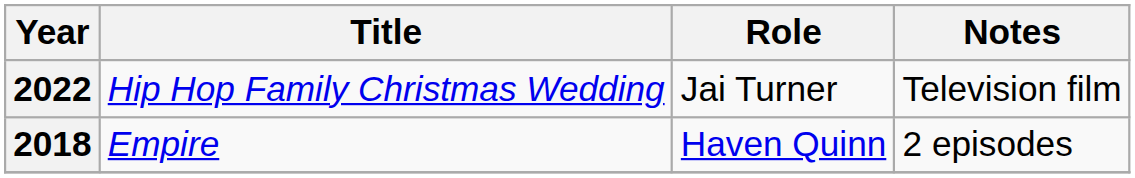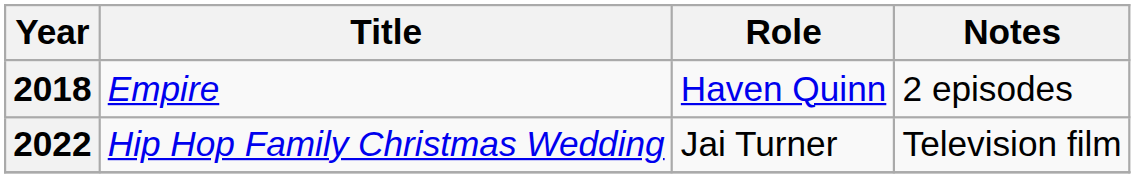rows swapped: (52, 144) <-> (52, 88)
